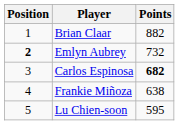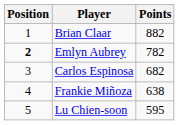(155, 52) 732 -> (155, 52) 782
(155, 71) bold -> (155, 71) normal
